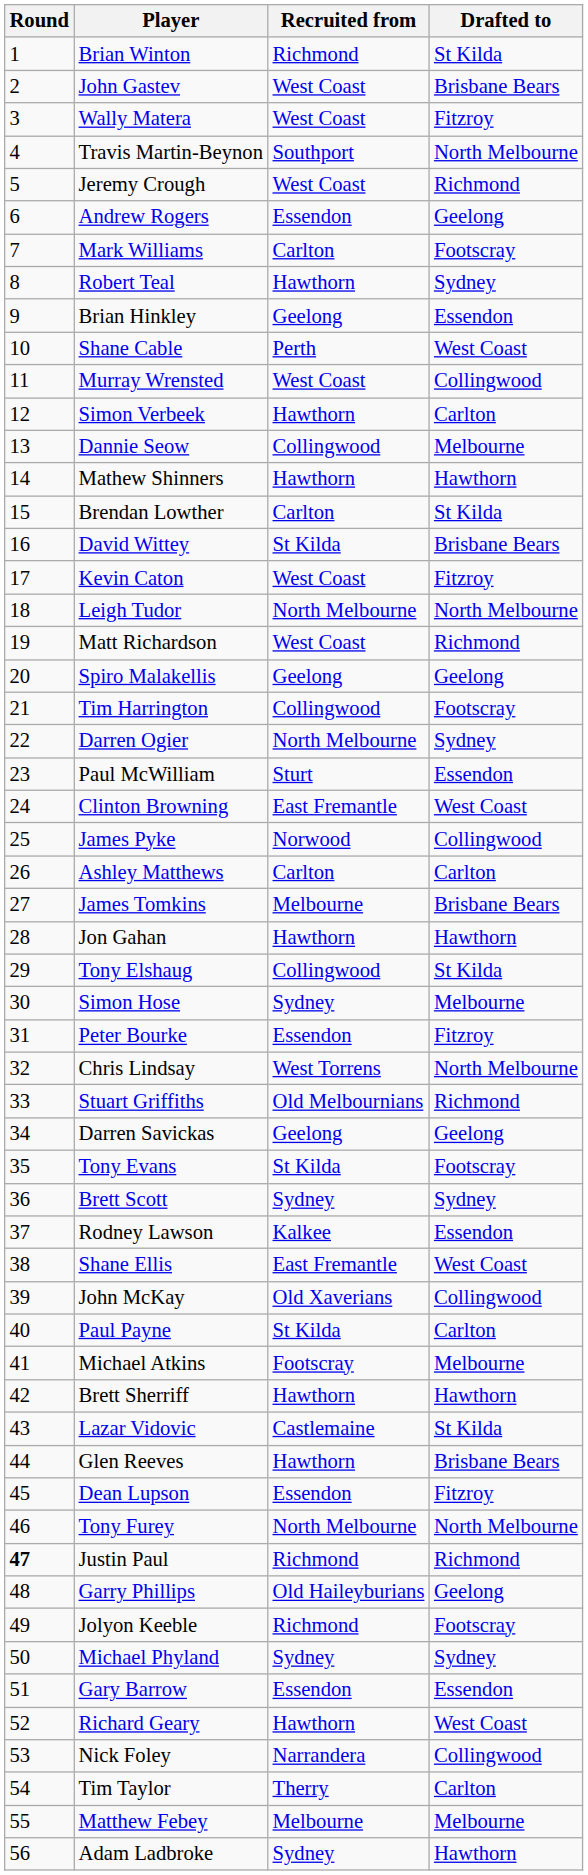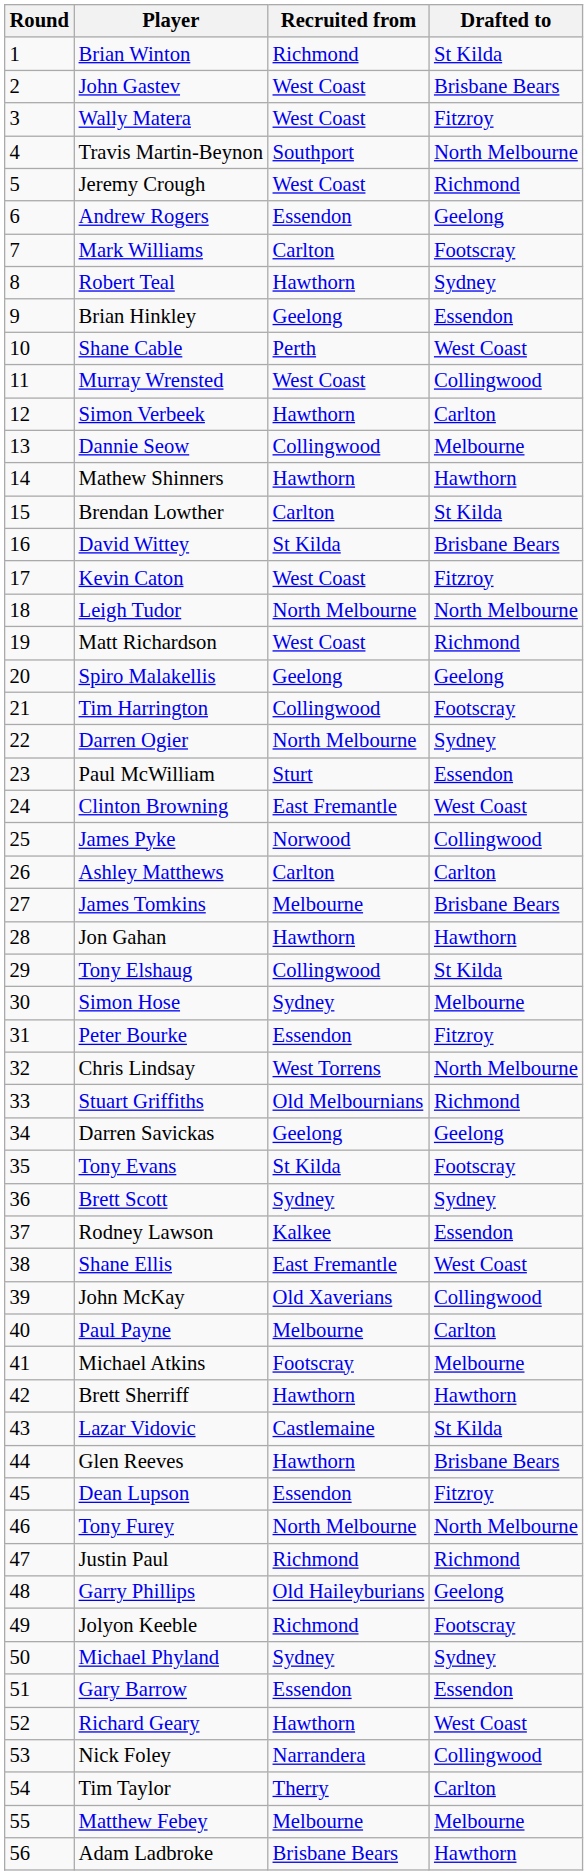(307, 1330) St Kilda -> (318, 1330) Melbourne
(20, 1559) bold -> (20, 1559) normal
(303, 1853) Sydney -> (335, 1853) Brisbane Bears
